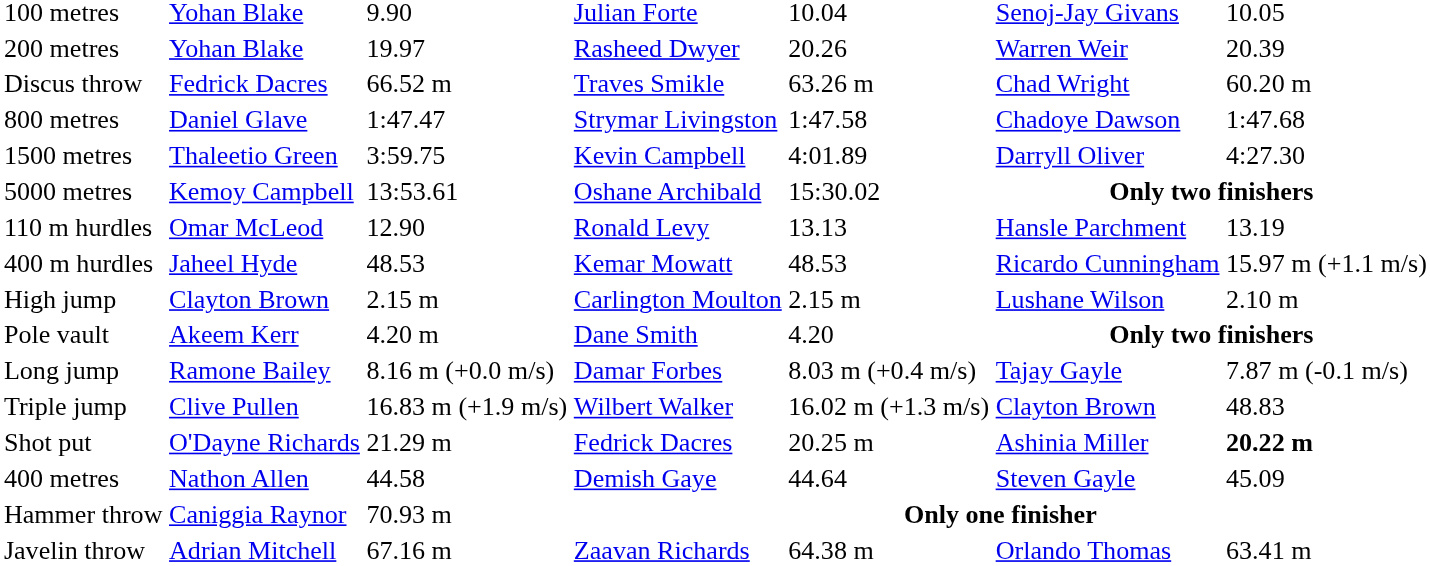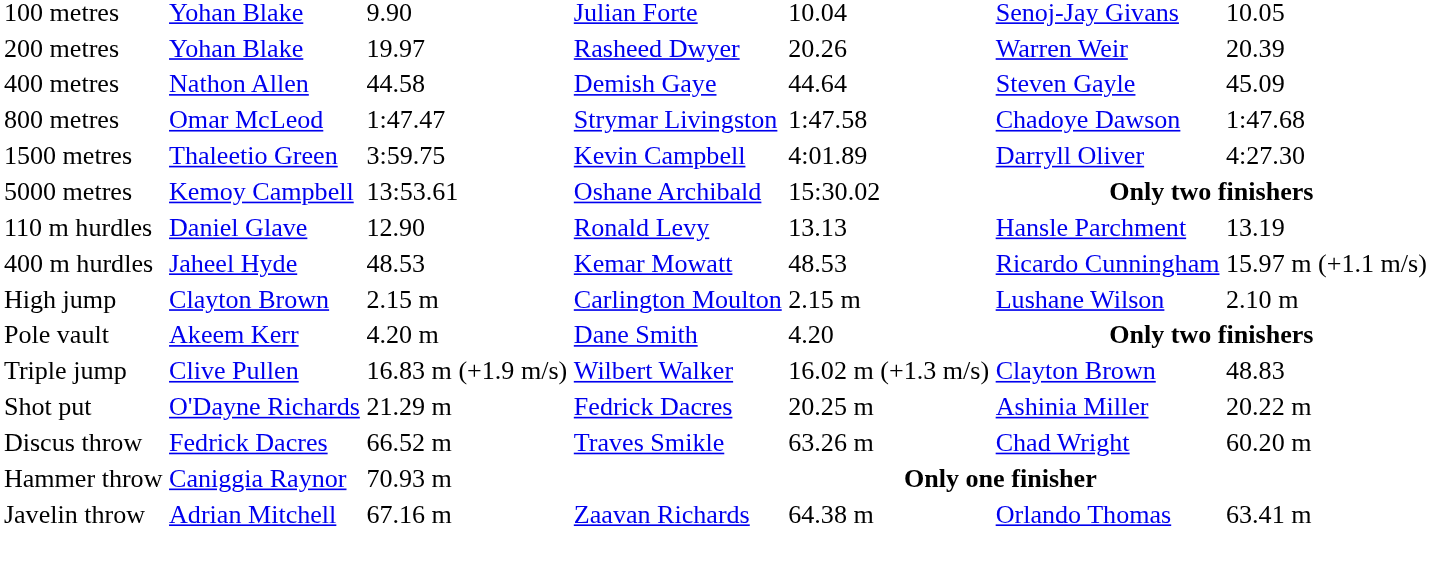rows swapped: (61, 478) <-> (73, 83)
(238, 119) Daniel Glave -> (246, 119) Omar McLeod
(246, 227) Omar McLeod -> (238, 227) Daniel Glave
- row: (61, 370)
(1269, 442) bold -> (1269, 406) normal
